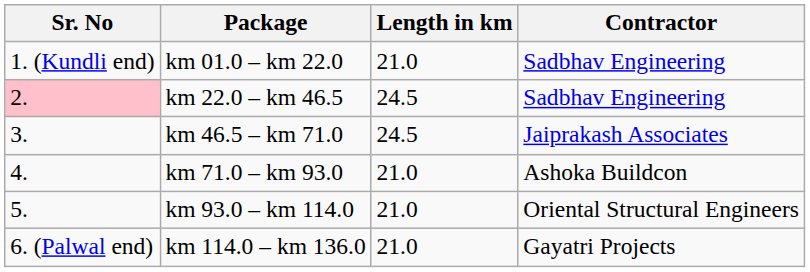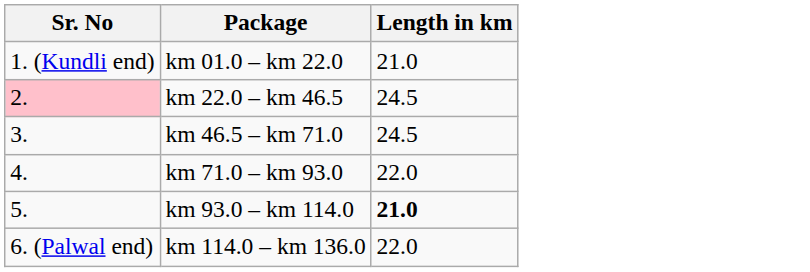- column: (661, 23)
(397, 172) 21.0 -> (397, 172) 22.0
(397, 209) normal -> (397, 209) bold
(397, 246) 21.0 -> (397, 246) 22.0
